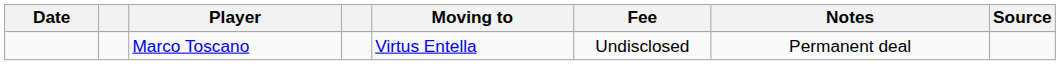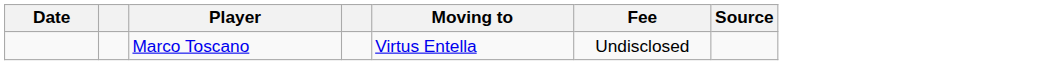- column: (850, 18)
